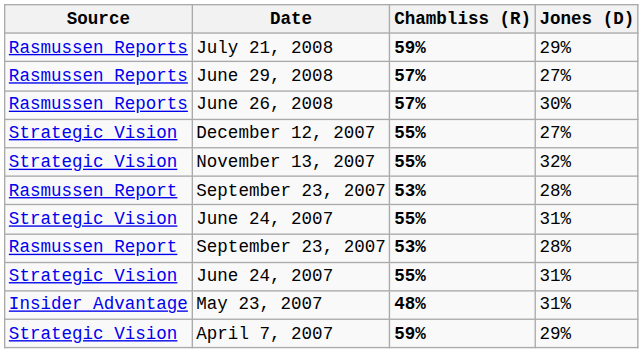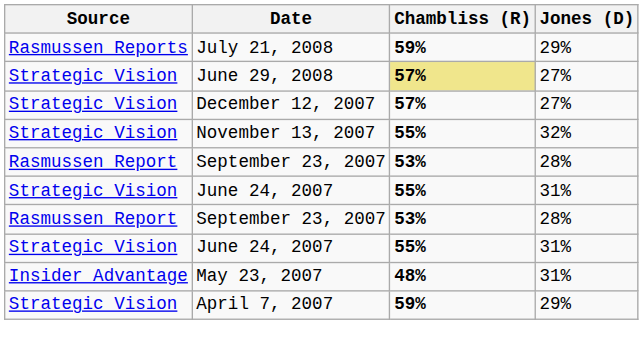(98, 76) Rasmussen Reports -> (93, 76) Strategic Vision
(410, 76) no background -> (410, 76) khaki background
- row: (265, 105)
(410, 133) 55% -> (410, 105) 57%
